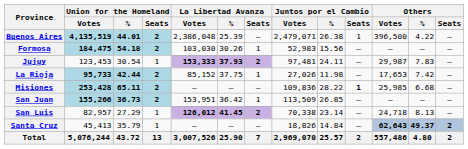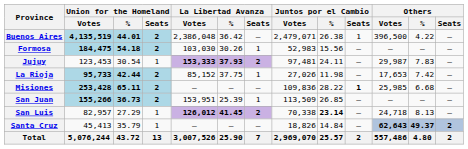(231, 36) 25.39 -> (231, 36) 36.42
(231, 100) 36.42 -> (231, 100) 25.39
(331, 112) normal -> (331, 112) bold
